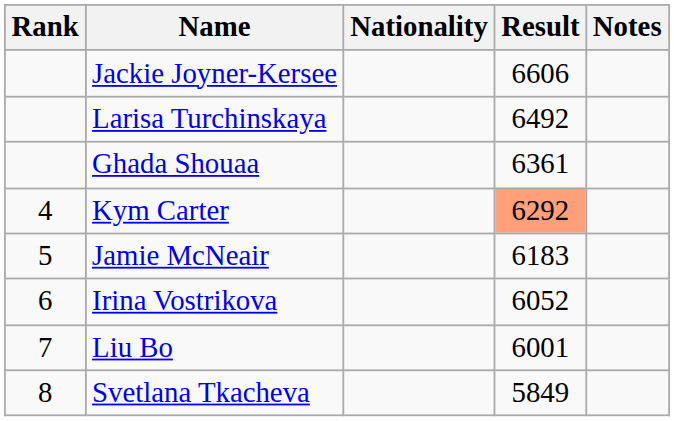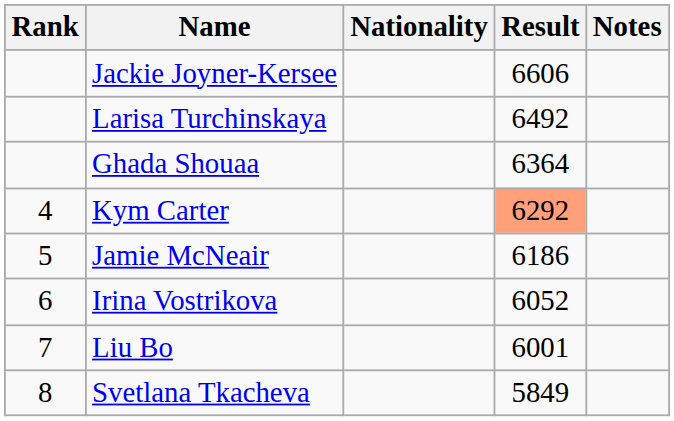(540, 164) 6361 -> (540, 164) 6364
(540, 255) 6183 -> (540, 255) 6186
